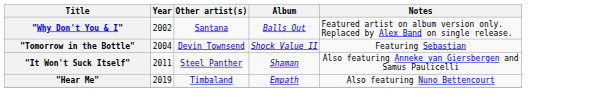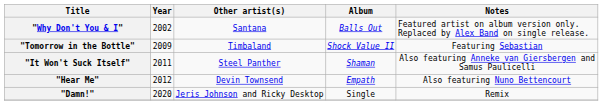(162, 46) 2004 -> (162, 46) 2009
(211, 46) Devin Townsend -> (250, 46) Timbaland
(162, 81) 2019 -> (162, 81) 2012
(211, 81) Timbaland -> (250, 81) Devin Townsend
+ row: (78, 94)
